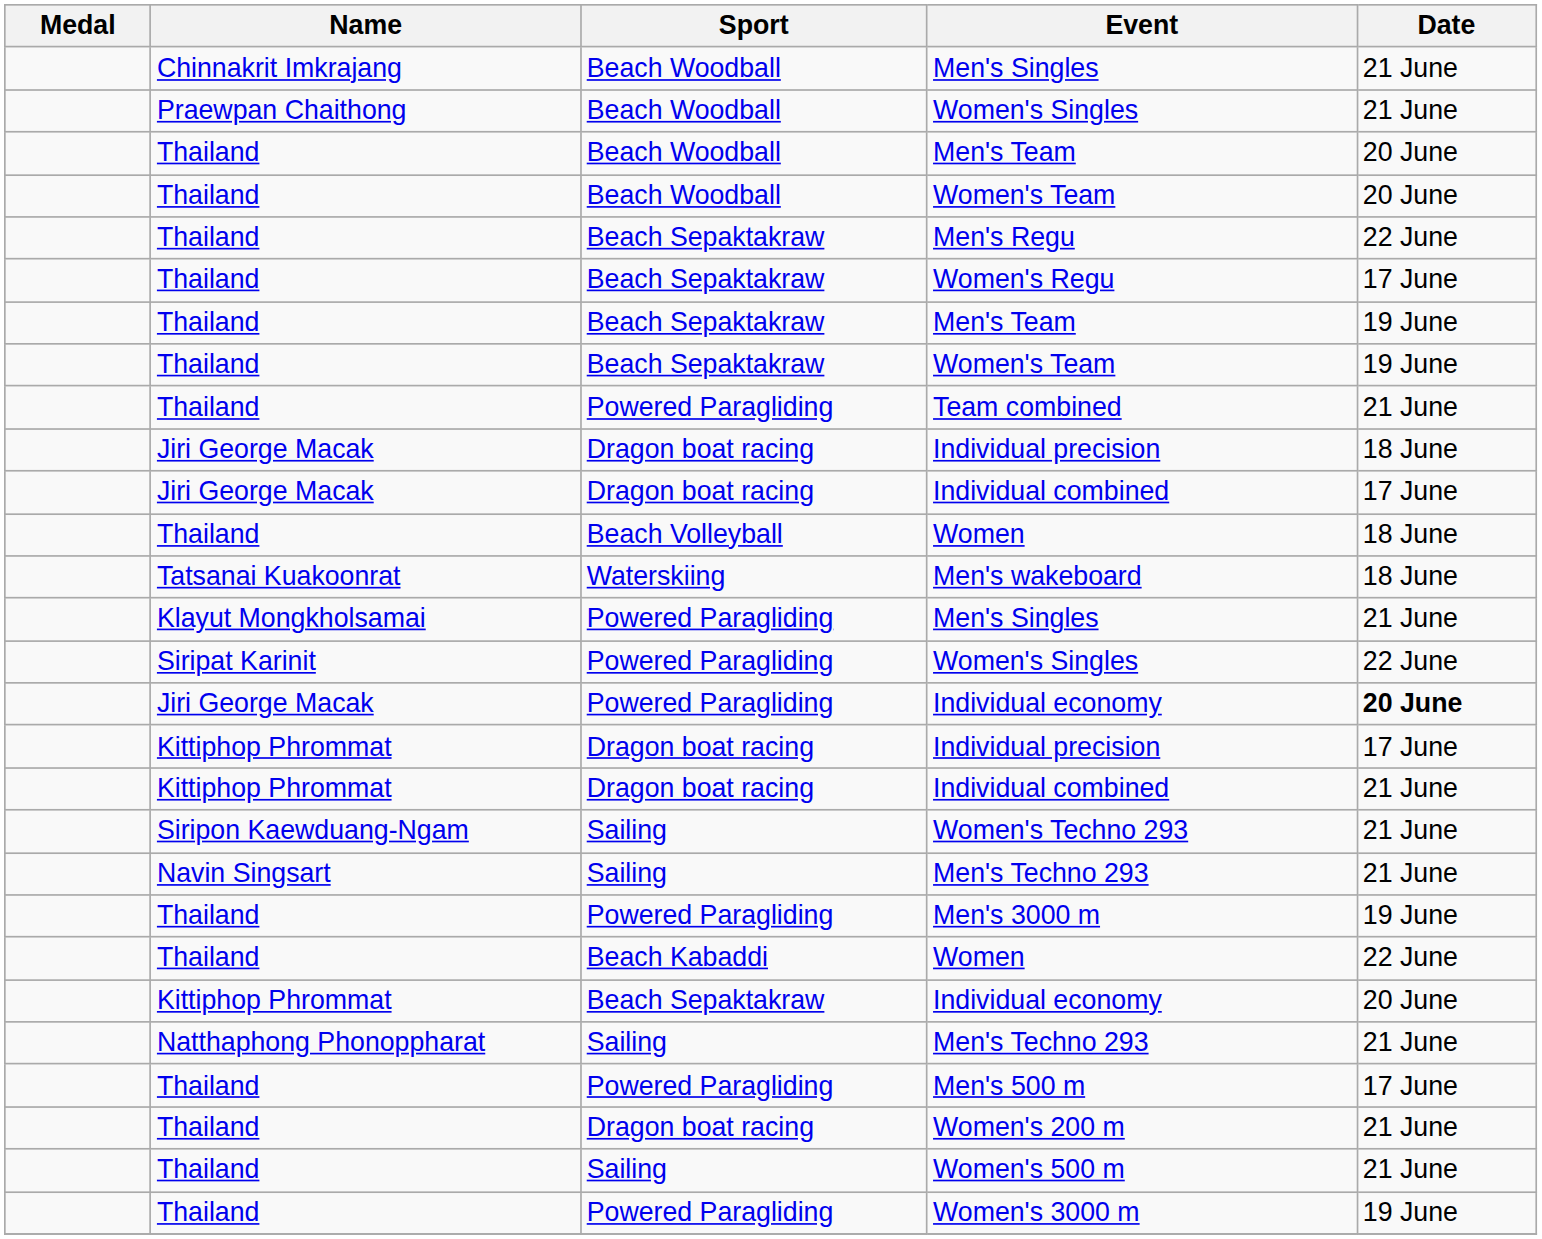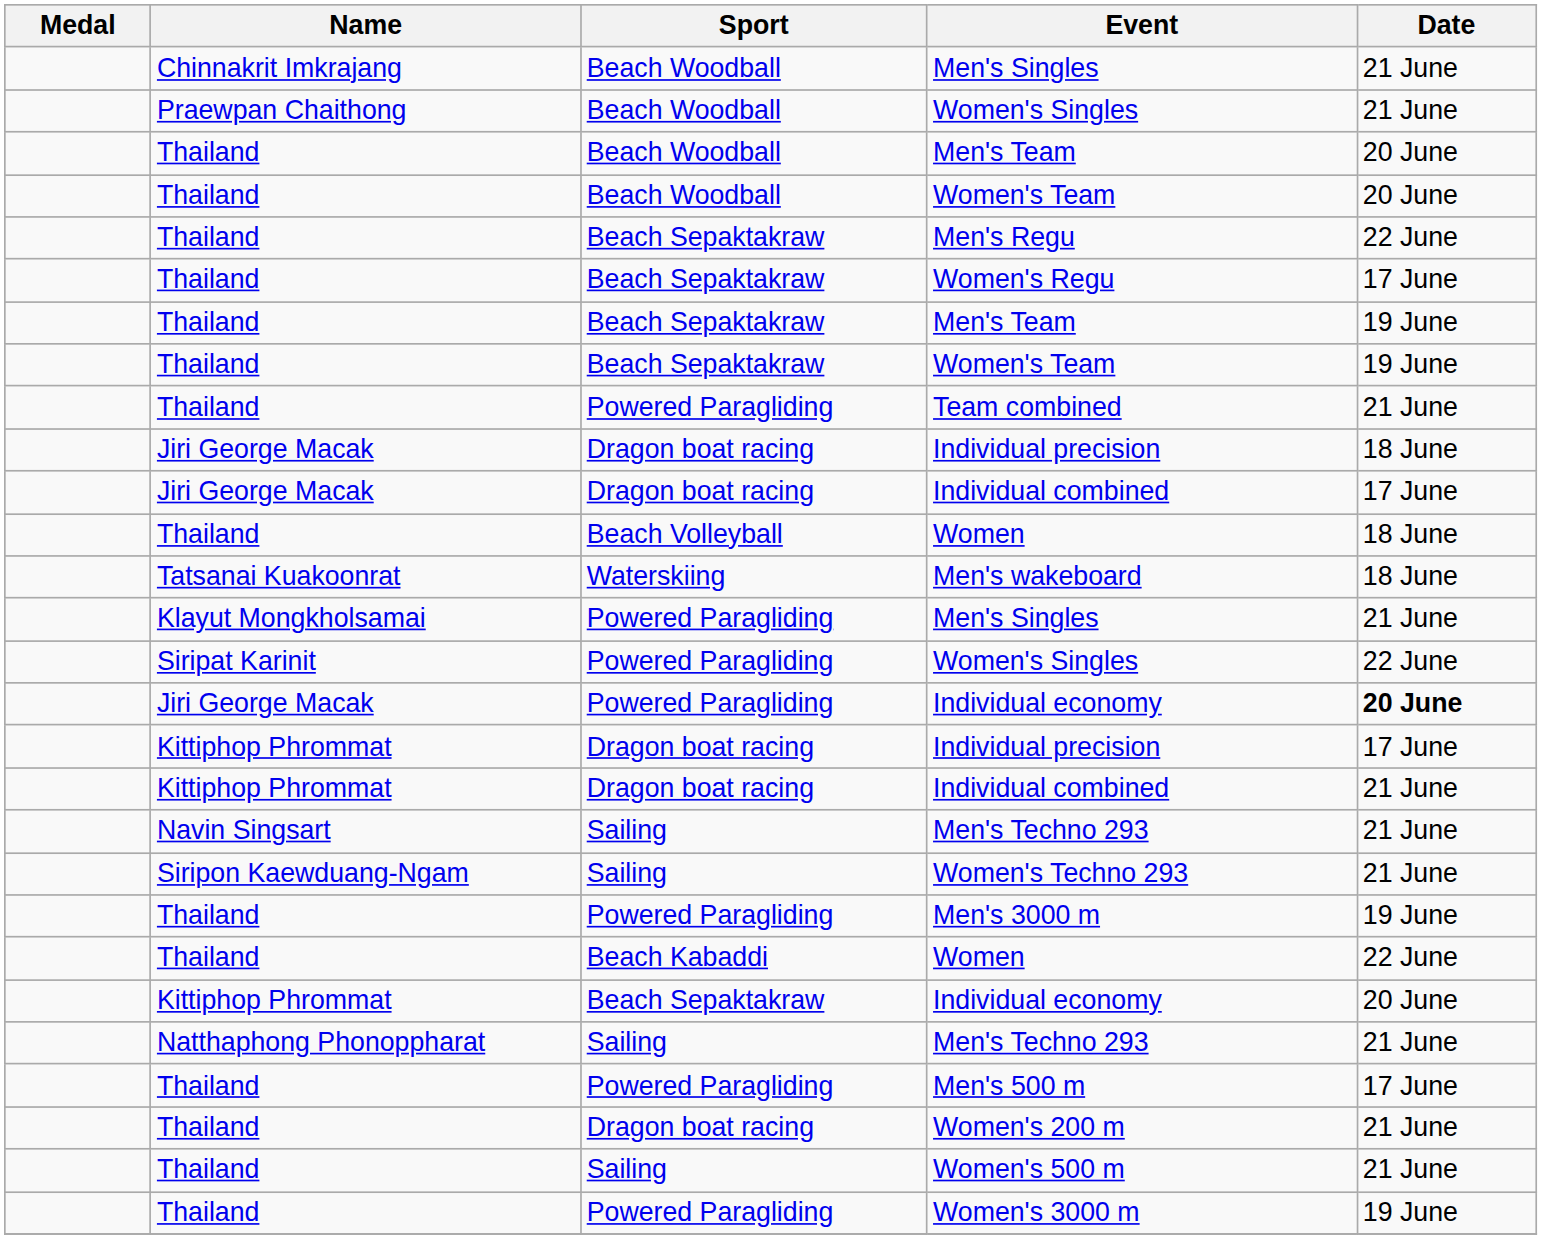rows swapped: (244, 873) <-> (313, 830)
